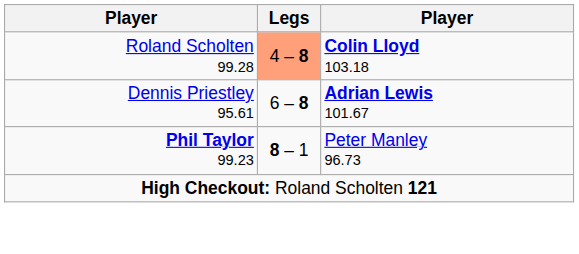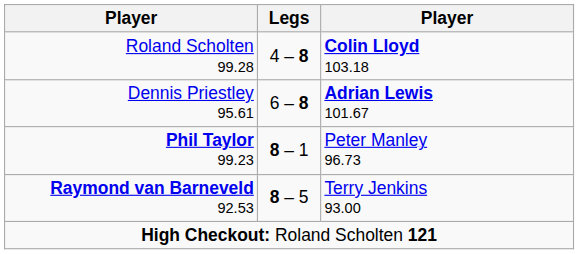(289, 55) lightsalmon background -> (289, 55) no background
+ row: (152, 197)
